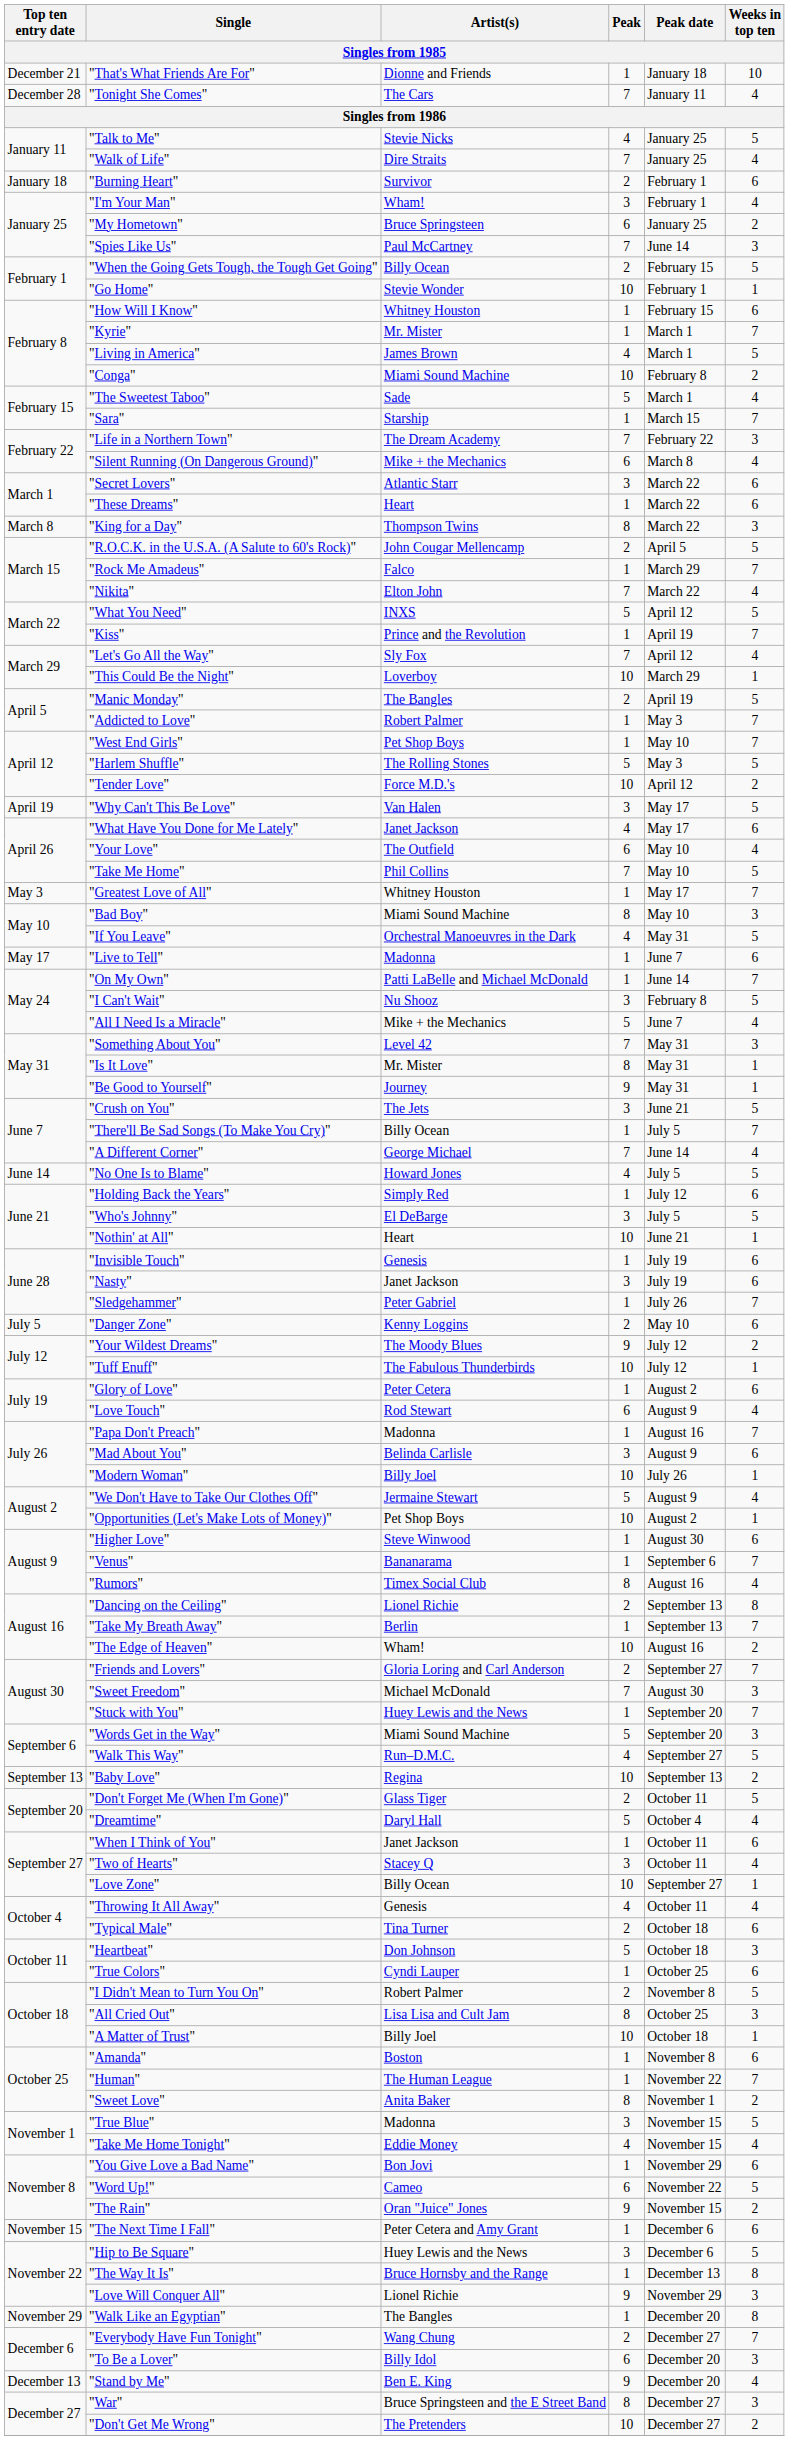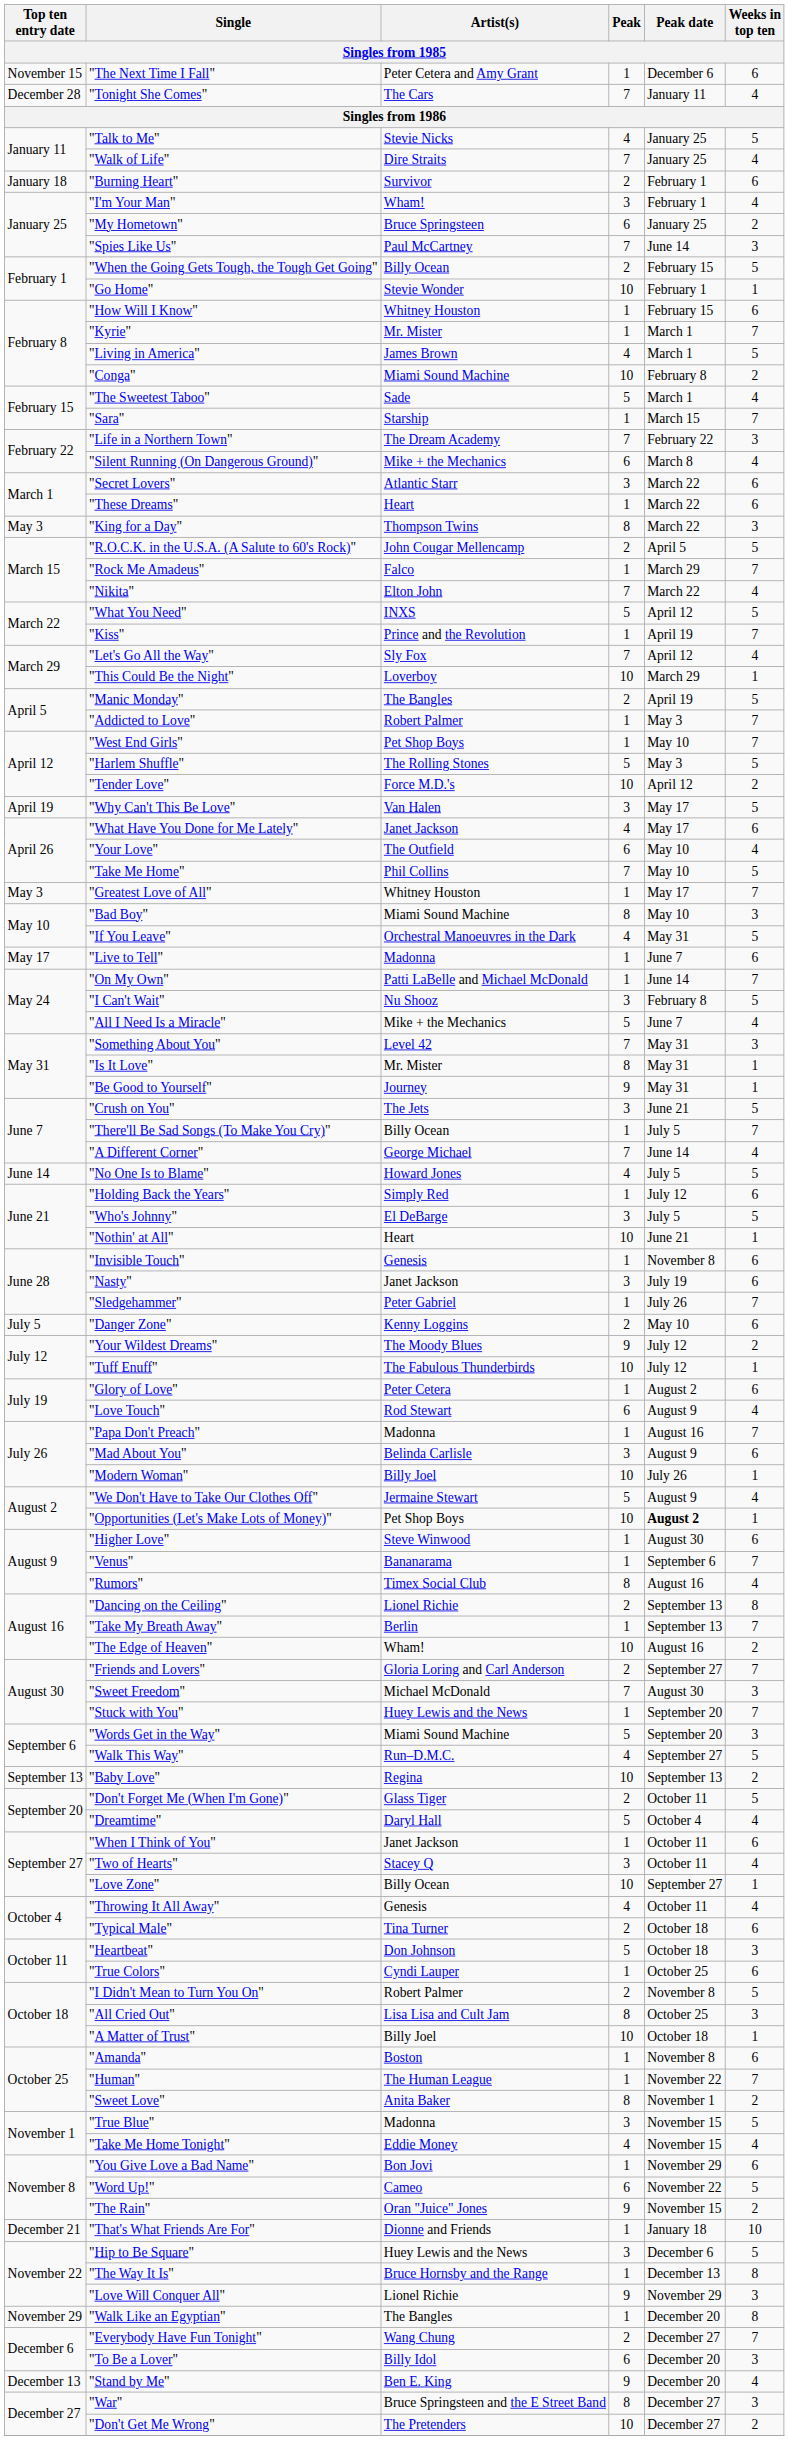rows swapped: (172, 73) <-> (152, 2230)
(30, 526) March 8 -> (25, 526) May 3
(667, 1260) July 19 -> (681, 1260) November 8
(672, 1518) normal -> (673, 1518) bold
